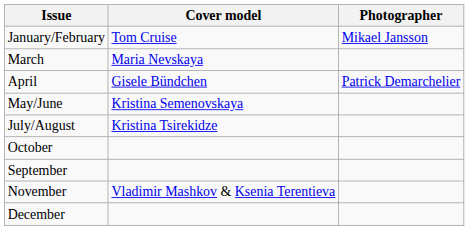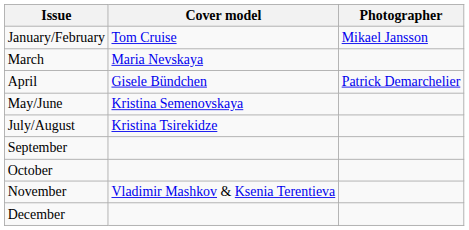rows swapped: (37, 170) <-> (30, 147)
